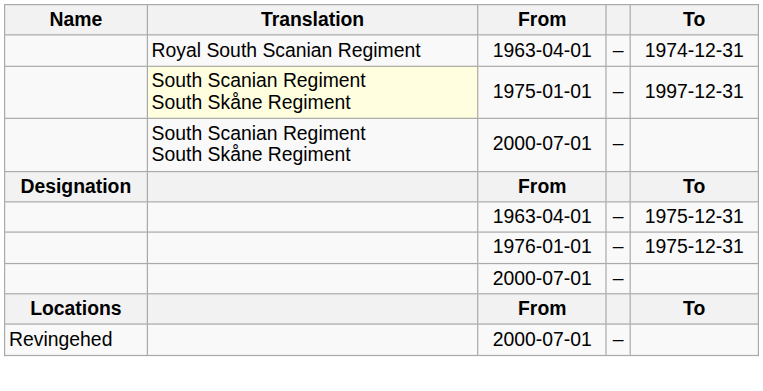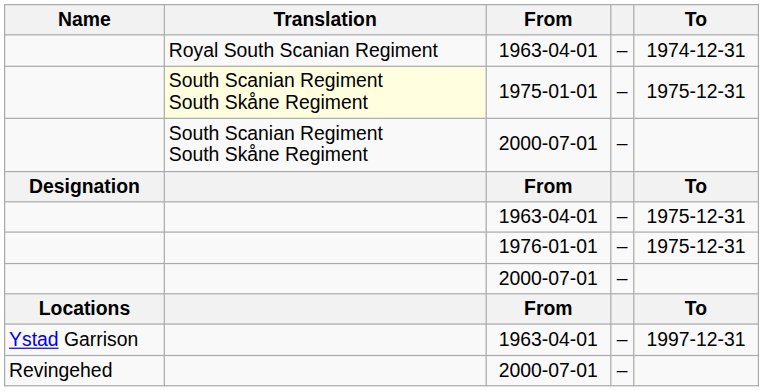(694, 92) 1997-12-31 -> (696, 92) 1975-12-31
+ row: (74, 339)
